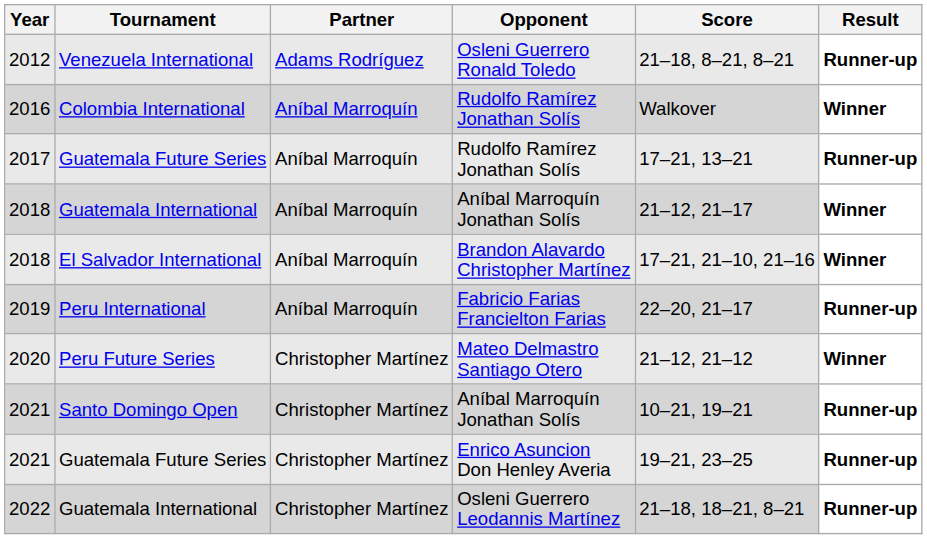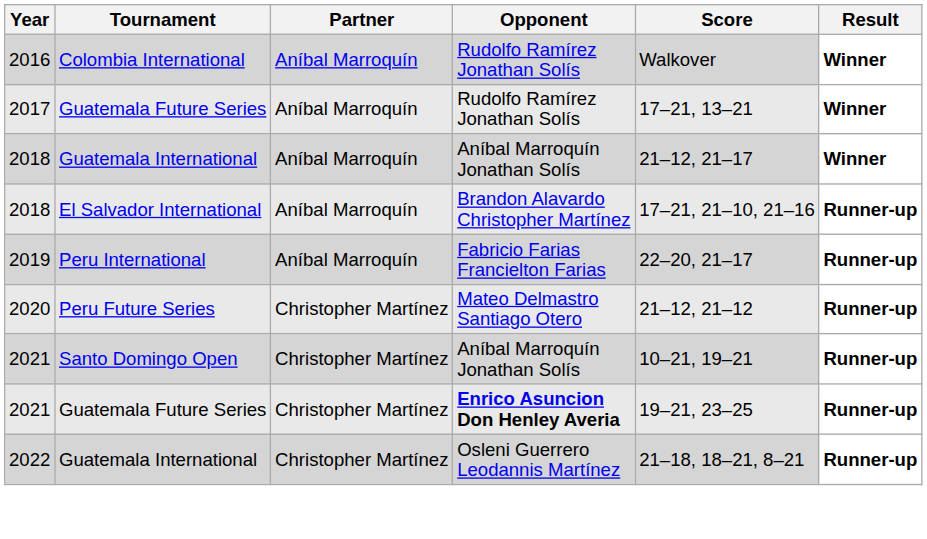- row: (30, 59)
(870, 159) Runner-up -> (855, 109) Winner
(855, 259) Winner -> (870, 209) Runner-up
(855, 359) Winner -> (870, 309) Runner-up
(534, 459) normal -> (539, 409) bold
